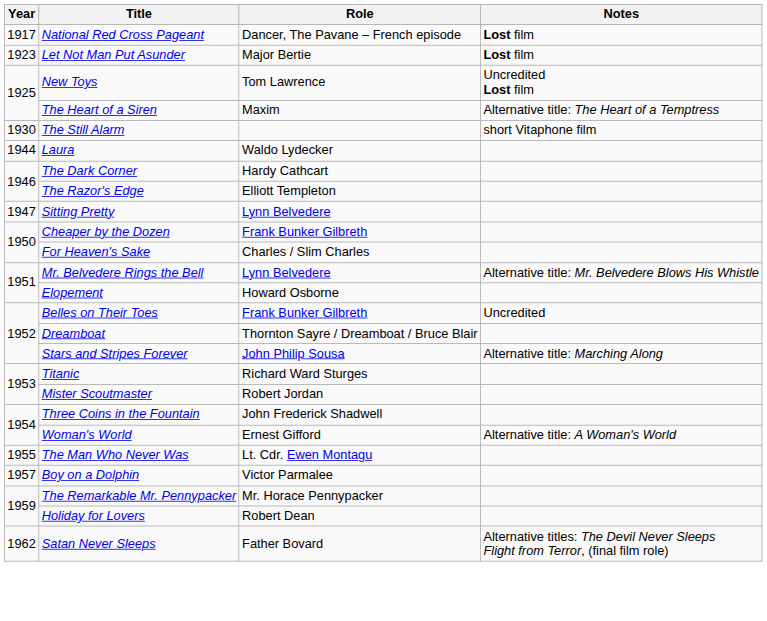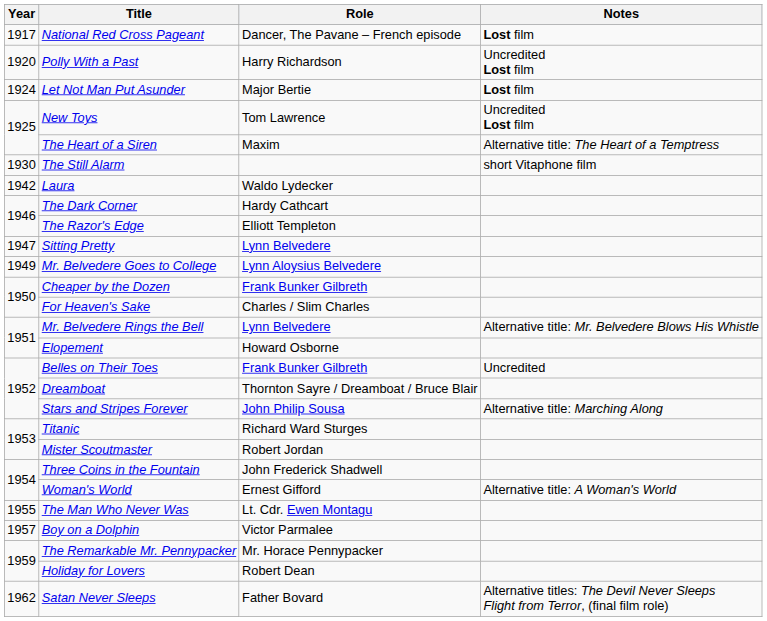+ row: (90, 62)
(22, 55) 1923 -> (22, 89) 1924
(22, 150) 1944 -> (22, 185) 1942
+ row: (129, 266)
